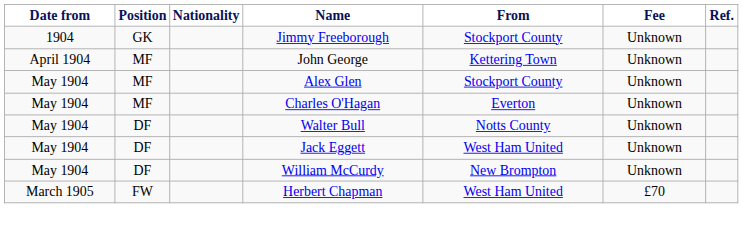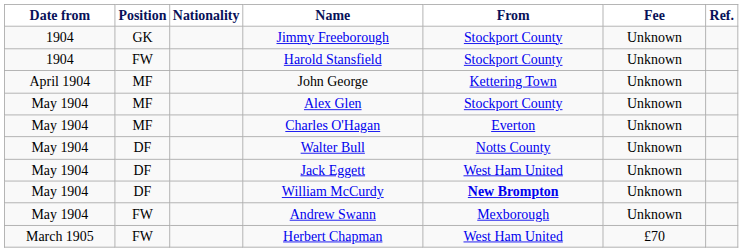+ row: (333, 59)
(513, 170) normal -> (513, 192) bold
+ row: (333, 214)
